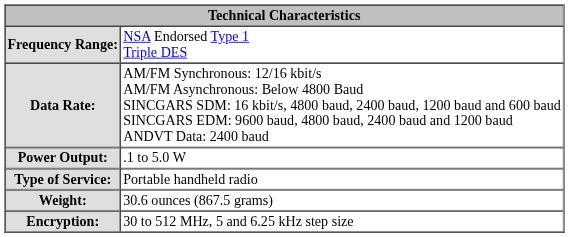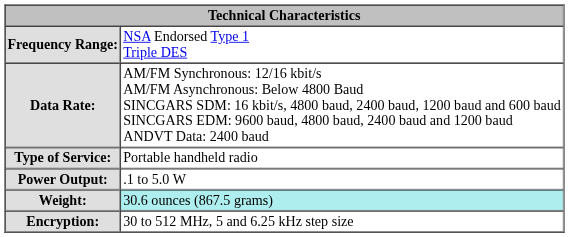rows swapped: (63, 158) <-> (63, 179)
(198, 200) no background -> (198, 200) paleturquoise background
